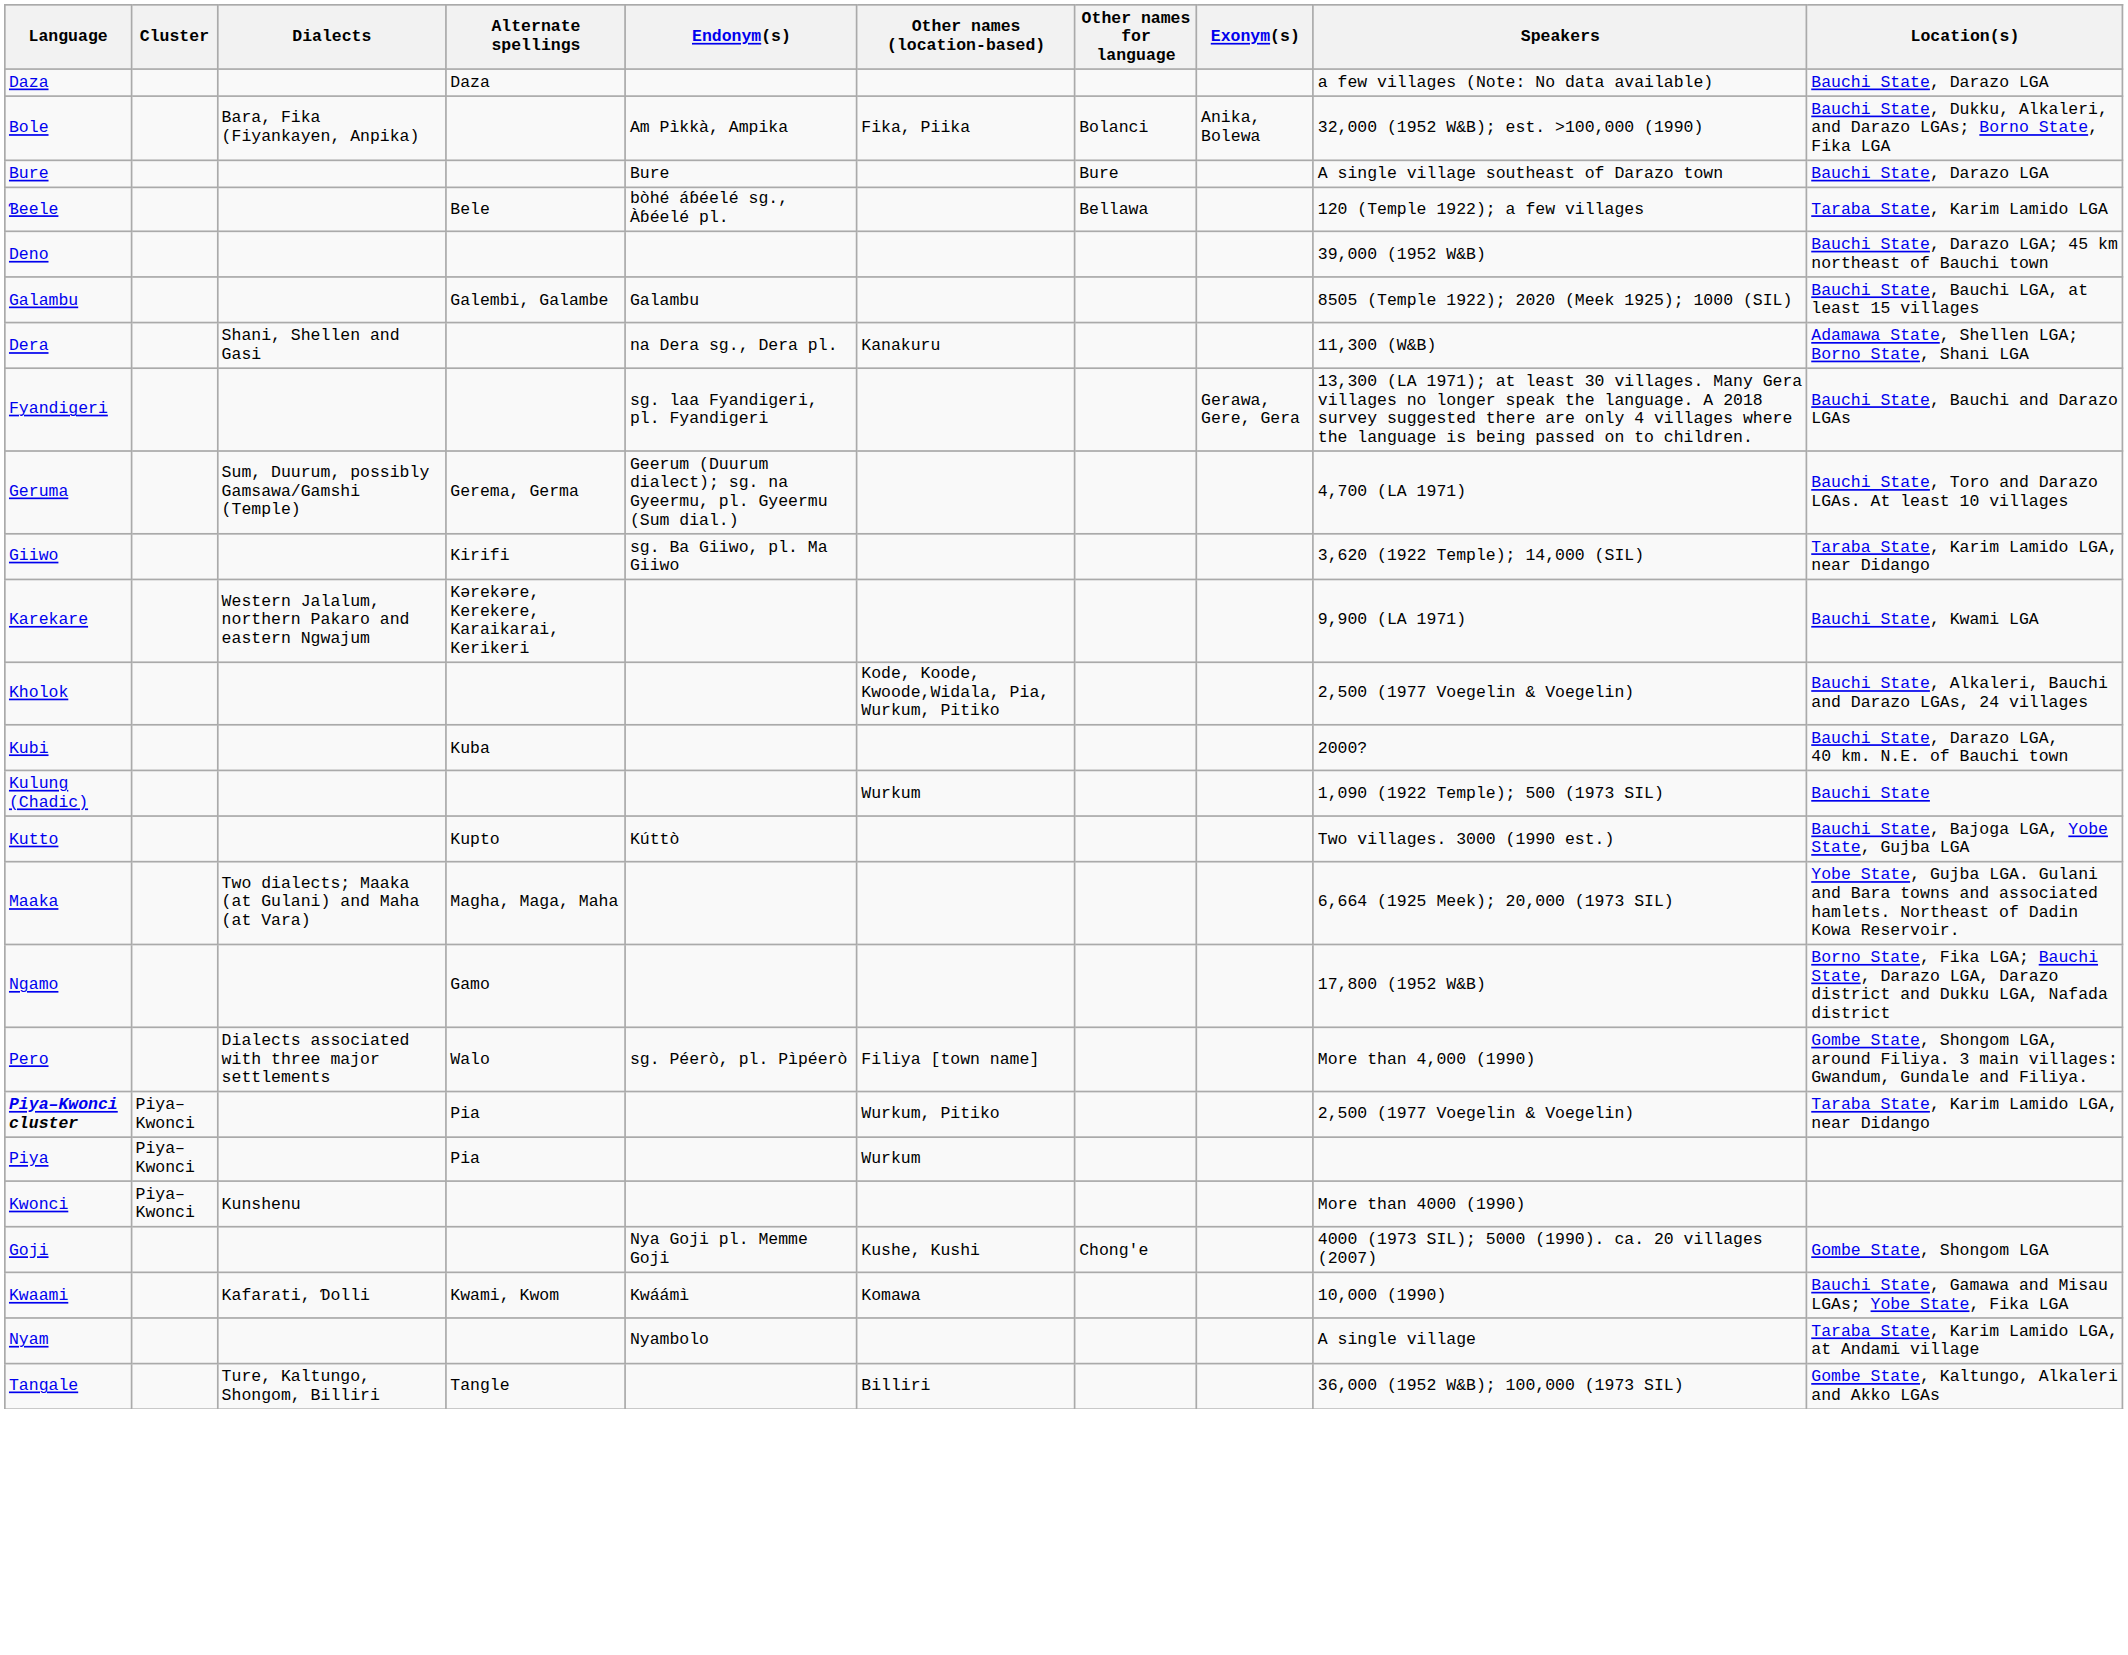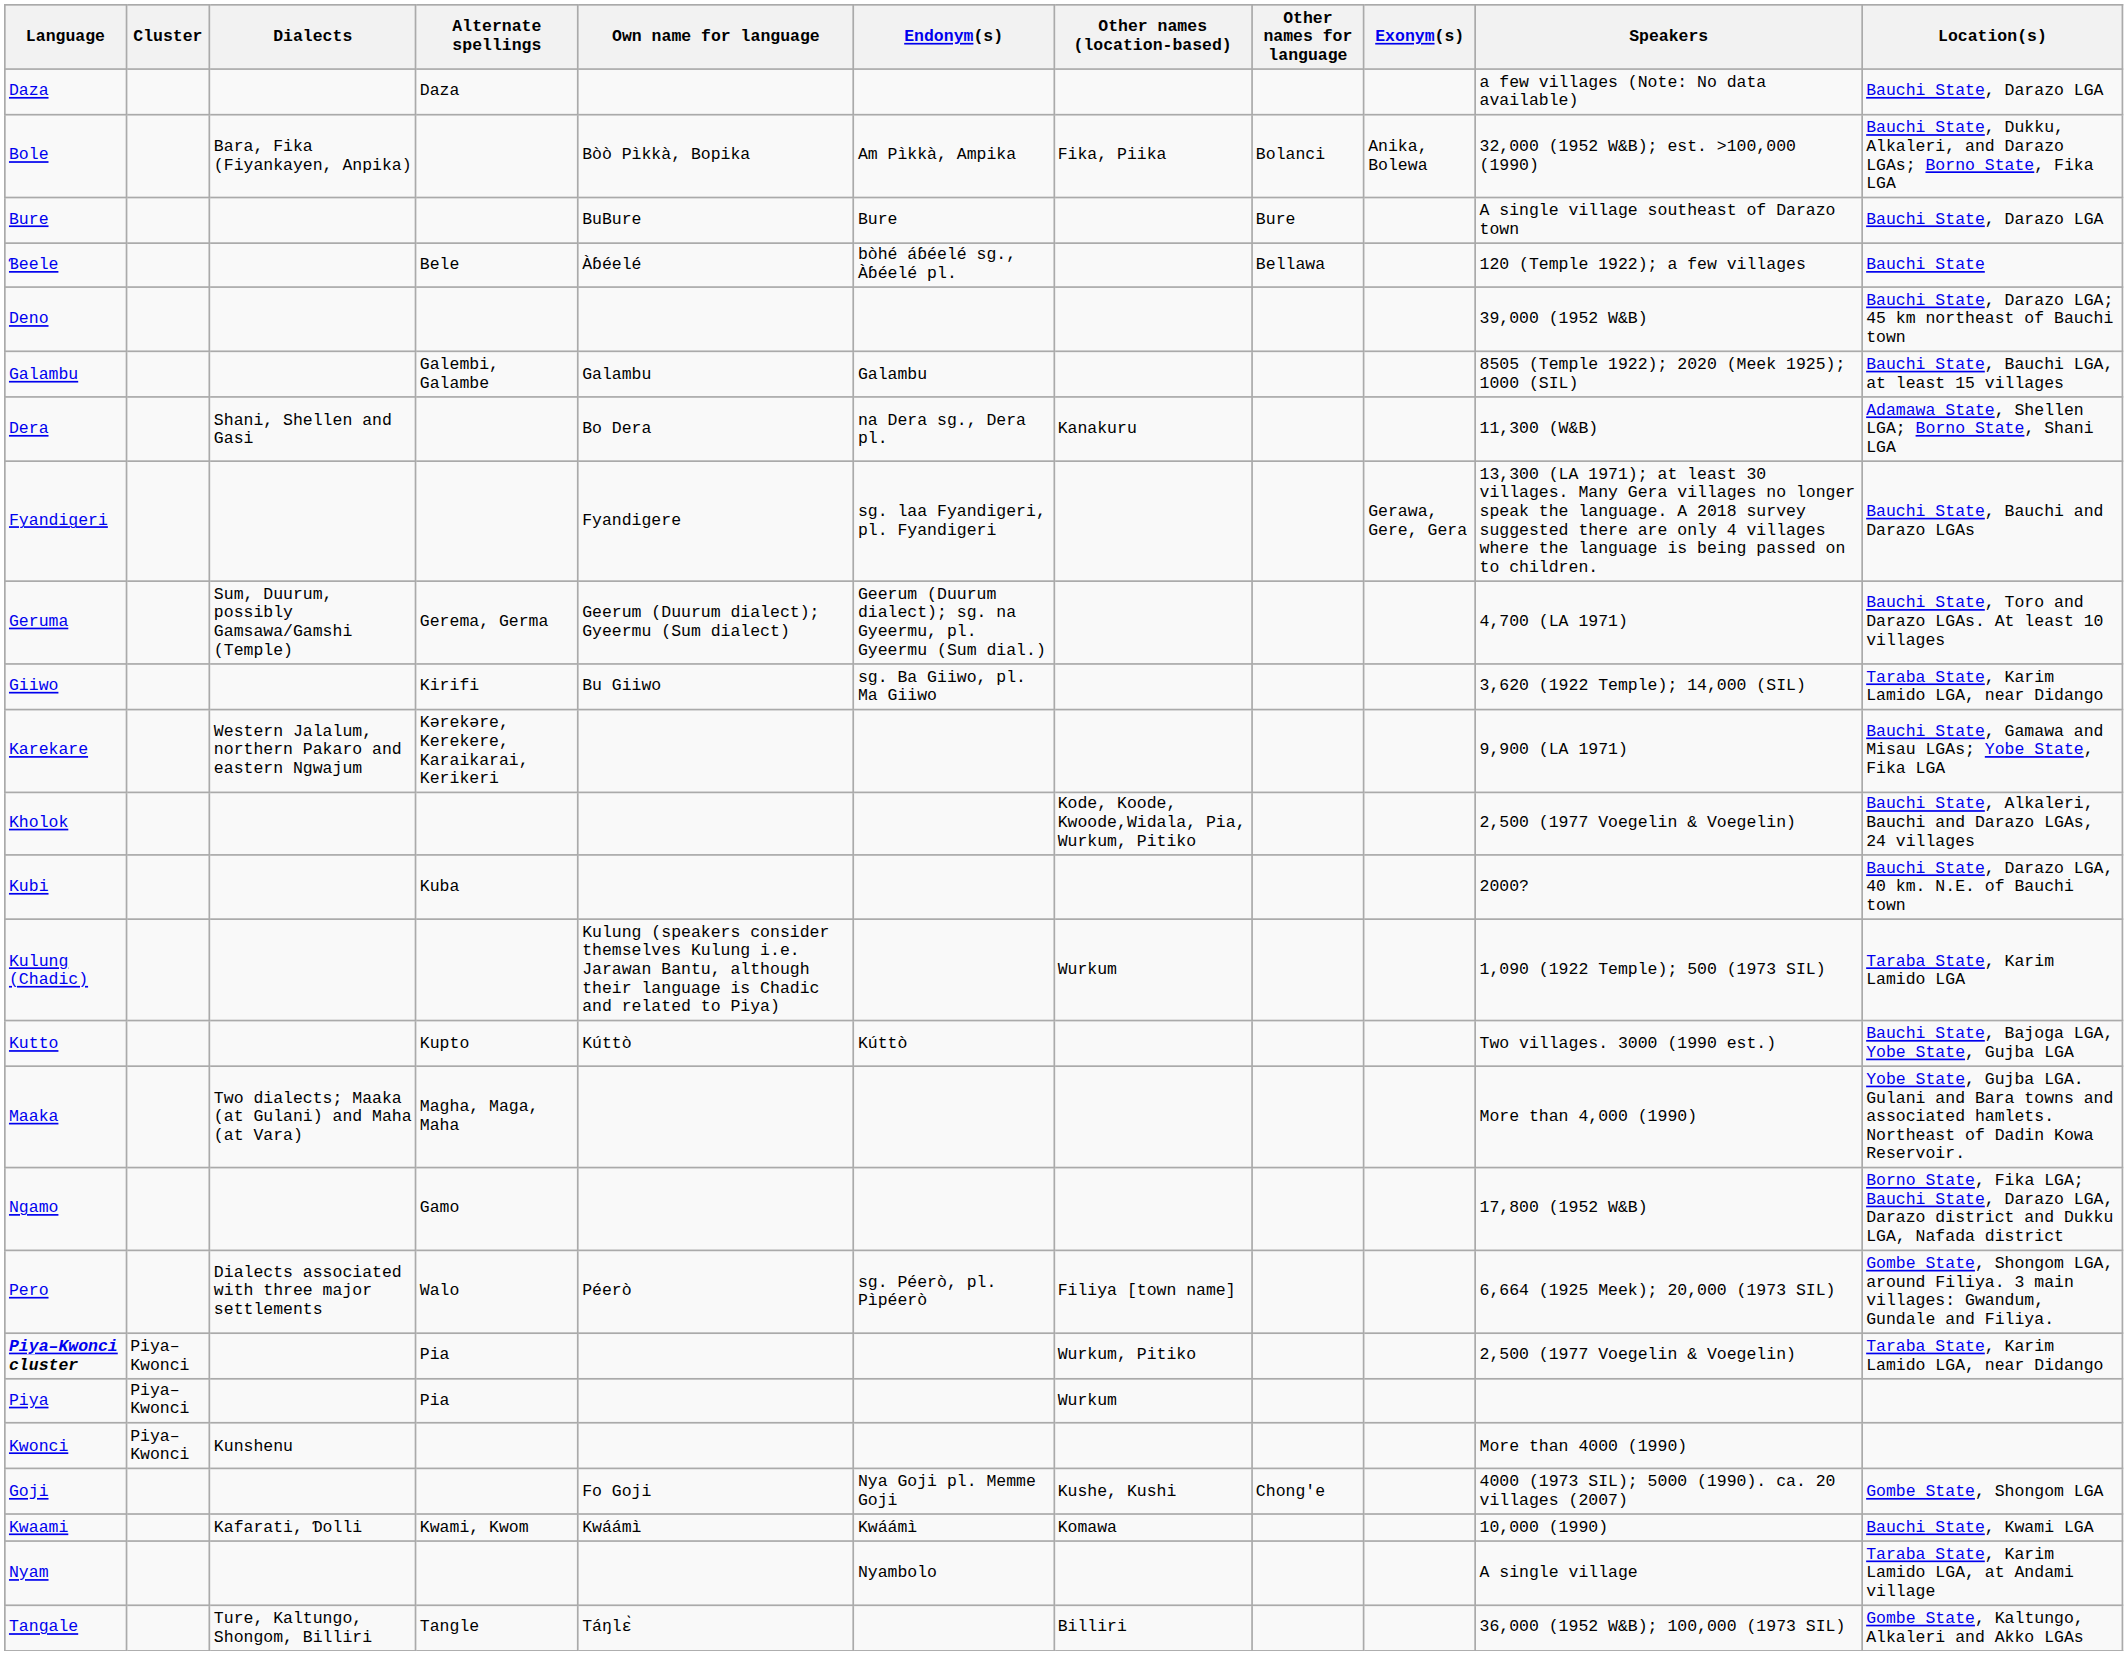+ column: (716, 37)
(1960, 209) Taraba State, Karim Lamido LGA -> (1925, 265) Bauchi State
(1925, 620) Bauchi State, Kwami LGA -> (1985, 750) Bauchi State, Gamawa and Misau LGAs; Yobe State, Fika LGA
(1871, 793) Bauchi State -> (1960, 970) Taraba State, Karim Lamido LGA
(1496, 903) 6,664 (1925 Meek); 20,000 (1973 SIL) -> (1588, 1117) More than 4,000 (1990)
(1427, 1059) More than 4,000 (1990) -> (1657, 1291) 6,664 (1925 Meek); 20,000 (1973 SIL)
(1960, 1295) Bauchi State, Gamawa and Misau LGAs; Yobe State, Fika LGA -> (1980, 1527) Bauchi State, Kwami LGA
